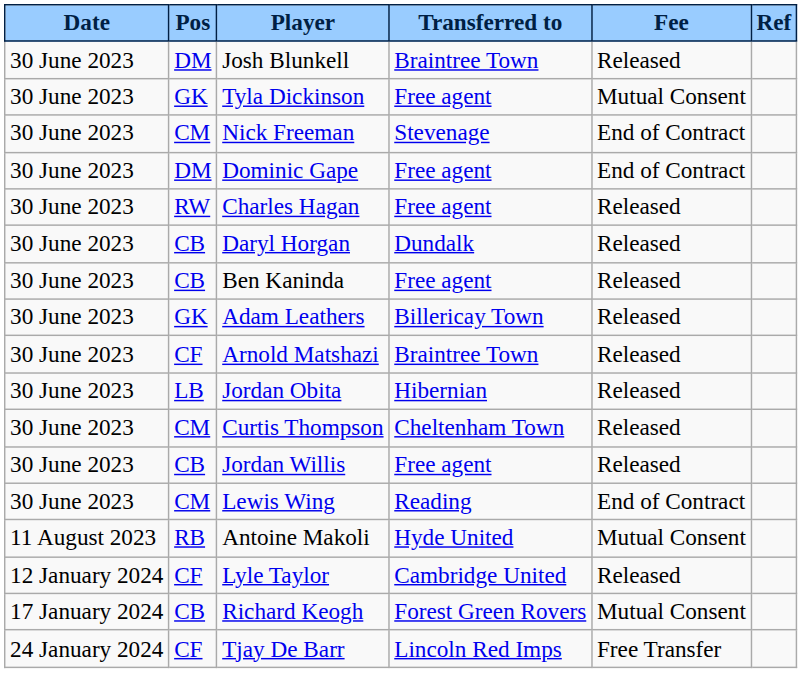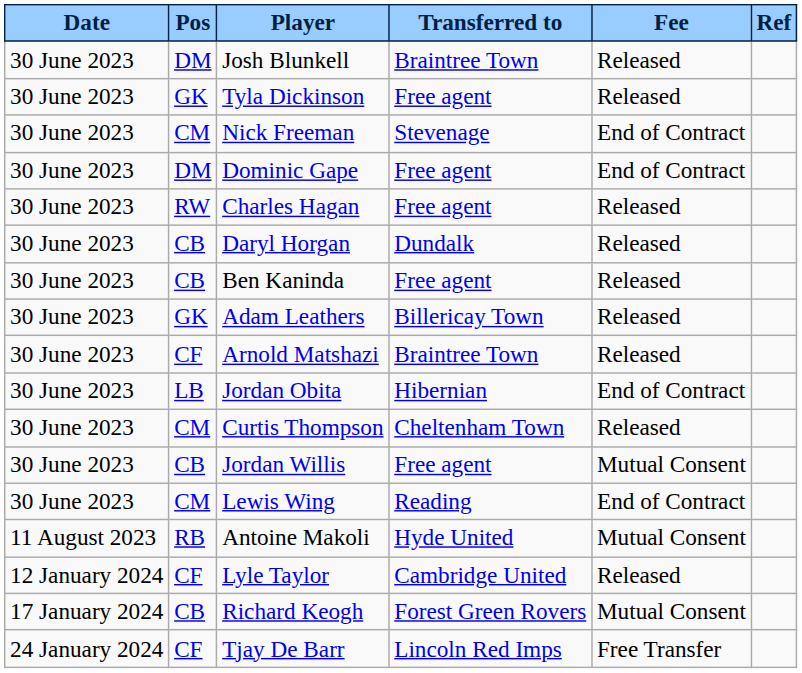(671, 96) Mutual Consent -> (639, 96) Released
(639, 390) Released -> (671, 390) End of Contract
(639, 464) Released -> (671, 464) Mutual Consent
